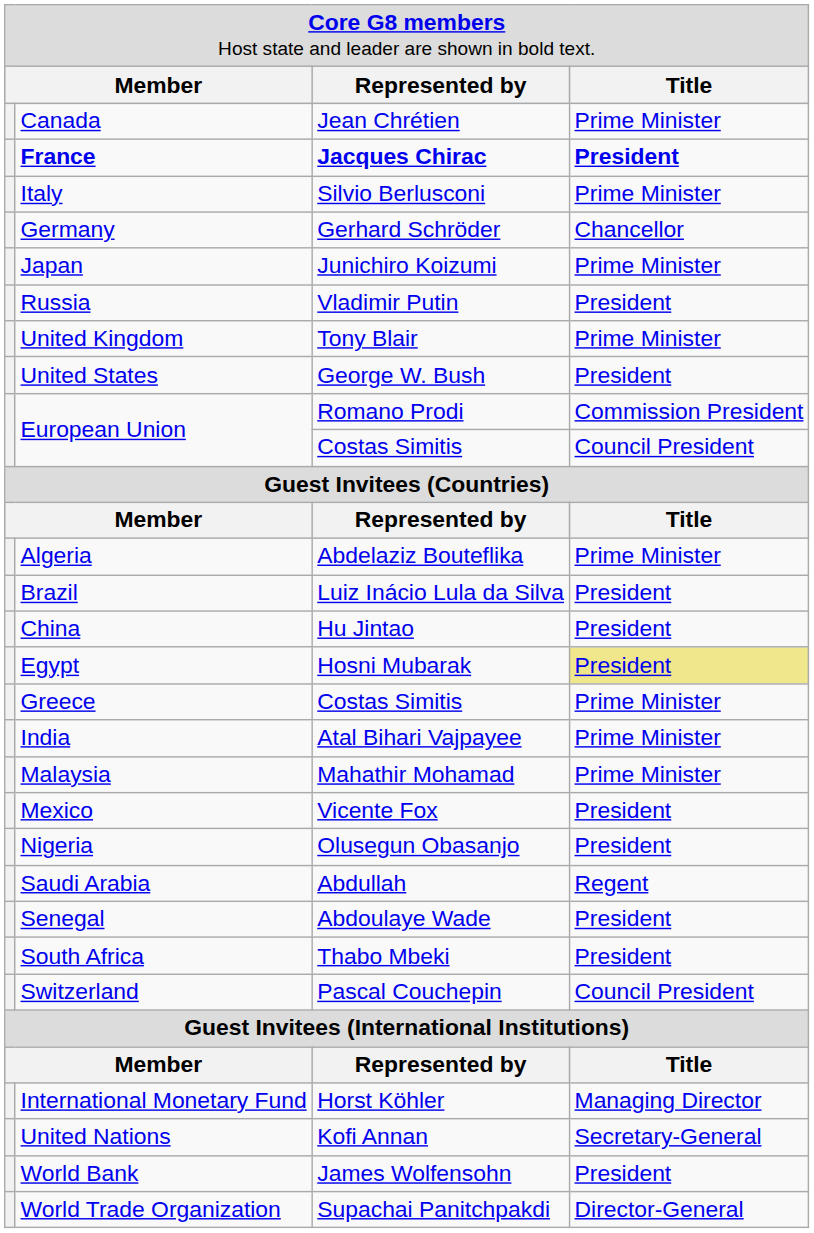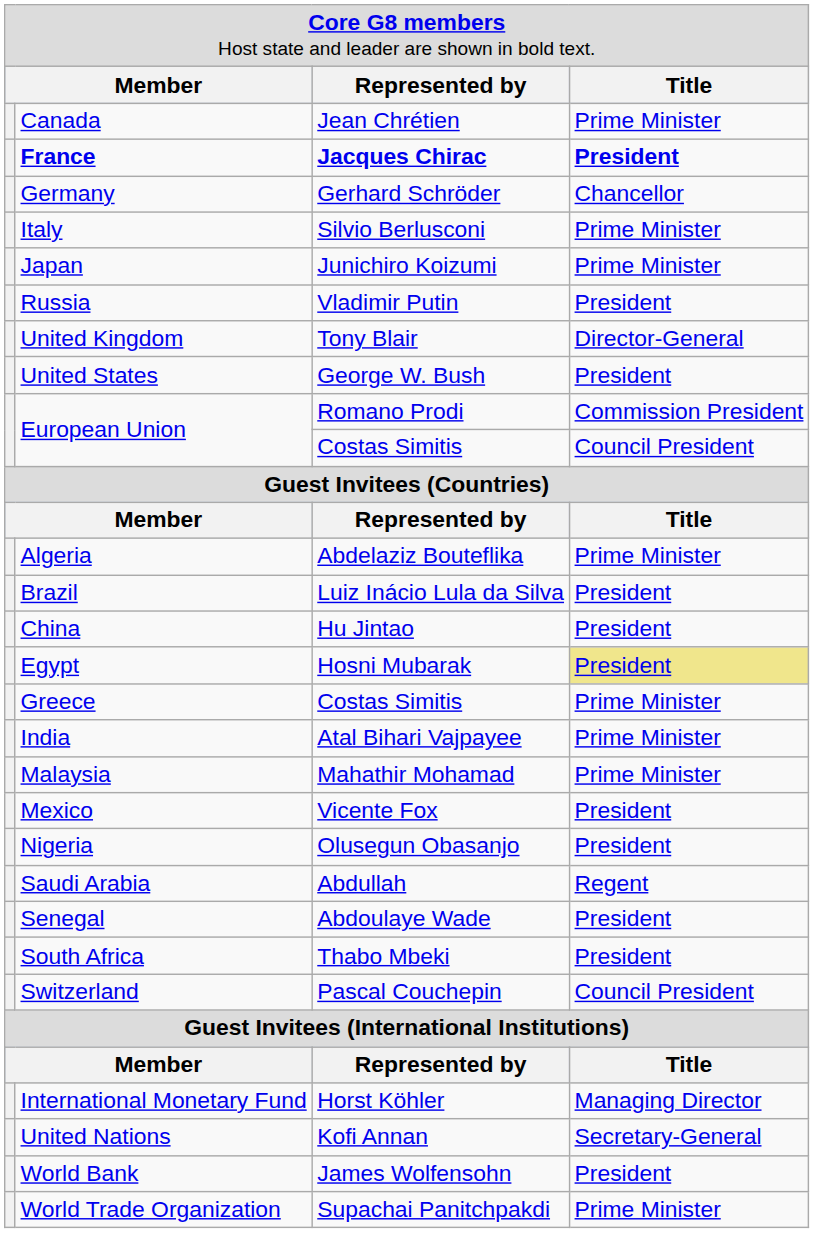rows swapped: (68, 229) <-> (42, 193)
(648, 338) Prime Minister -> (659, 338) Director-General
(659, 1209) Director-General -> (648, 1209) Prime Minister
